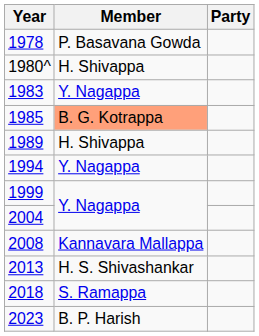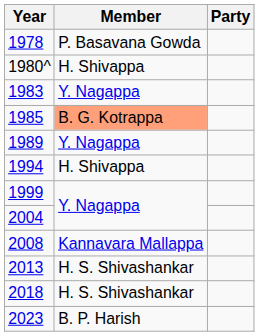(101, 142) H. Shivappa -> (99, 142) Y. Nagappa
(99, 167) Y. Nagappa -> (101, 167) H. Shivappa
(102, 293) S. Ramappa -> (126, 293) H. S. Shivashankar
